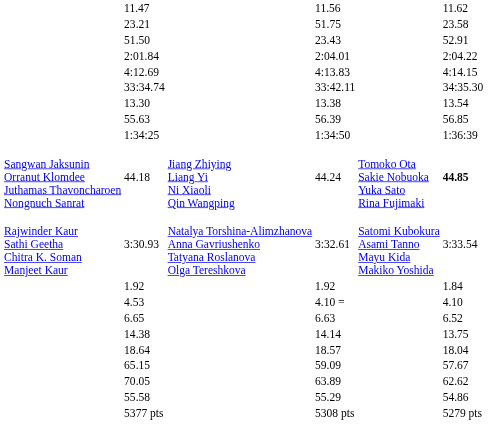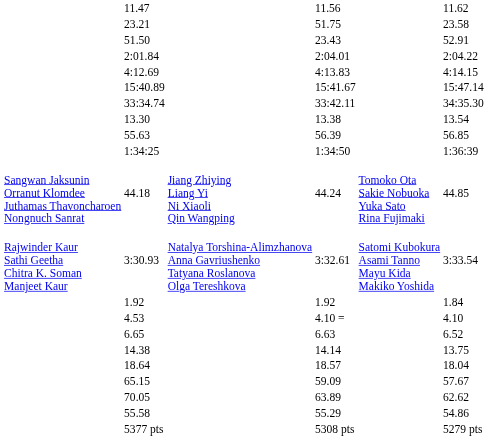+ row: (144, 87)
(456, 177) bold -> (456, 193) normal
